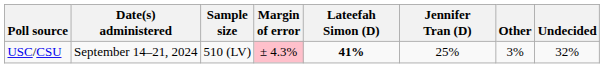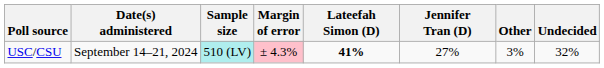(227, 52) no background -> (227, 52) paleturquoise background
(447, 52) 25% -> (447, 52) 27%
